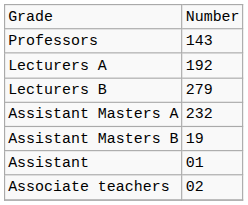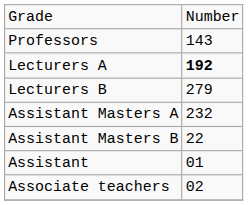(199, 65) normal -> (199, 65) bold
(195, 139) 19 -> (195, 139) 22
